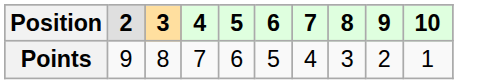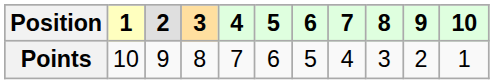+ column: (126, 23)
